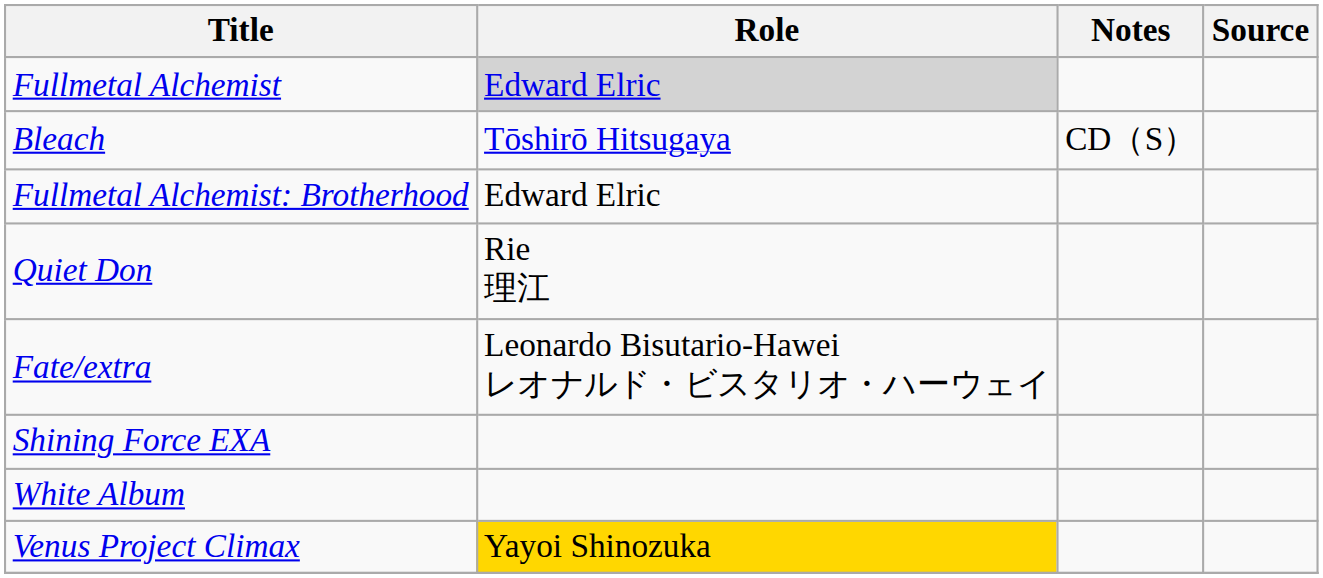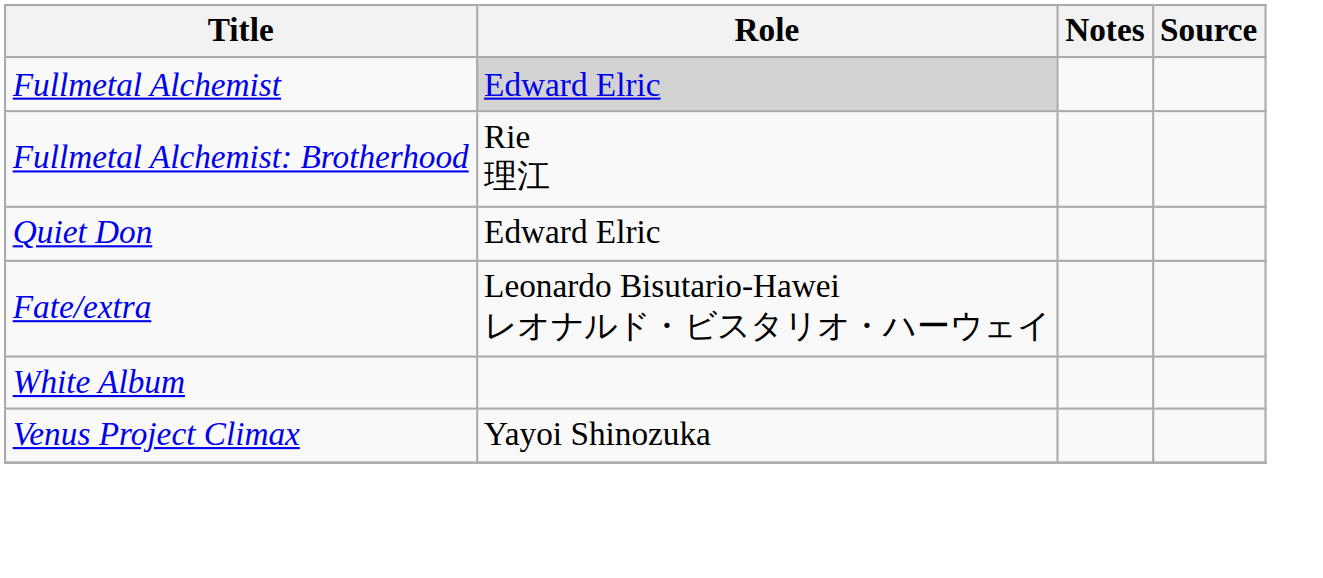- row: (59, 139)
(572, 195) Edward Elric -> (517, 156) Rie 理江
(517, 268) Rie 理江 -> (572, 232) Edward Elric
- row: (141, 441)
(597, 546) gold background -> (597, 434) no background
